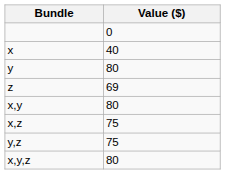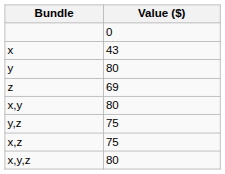(112, 50) 40 -> (112, 50) 43
rows swapped: (15, 123) <-> (15, 142)
